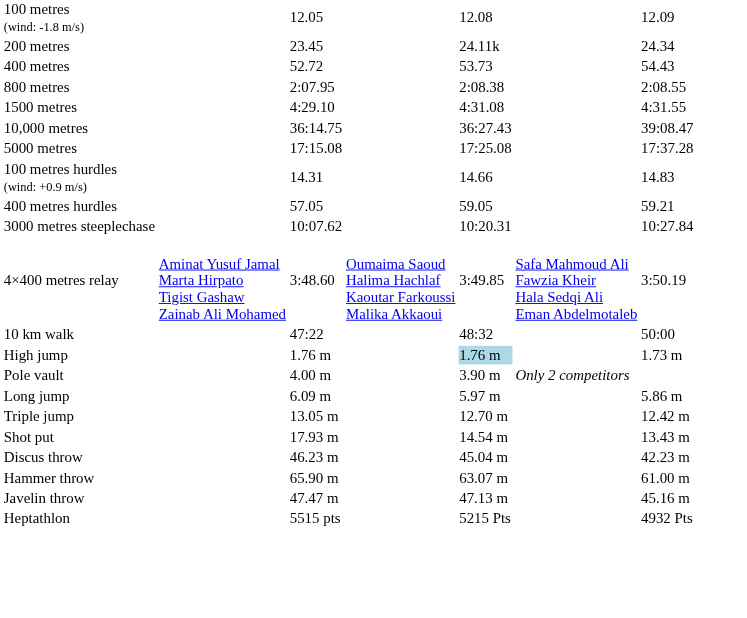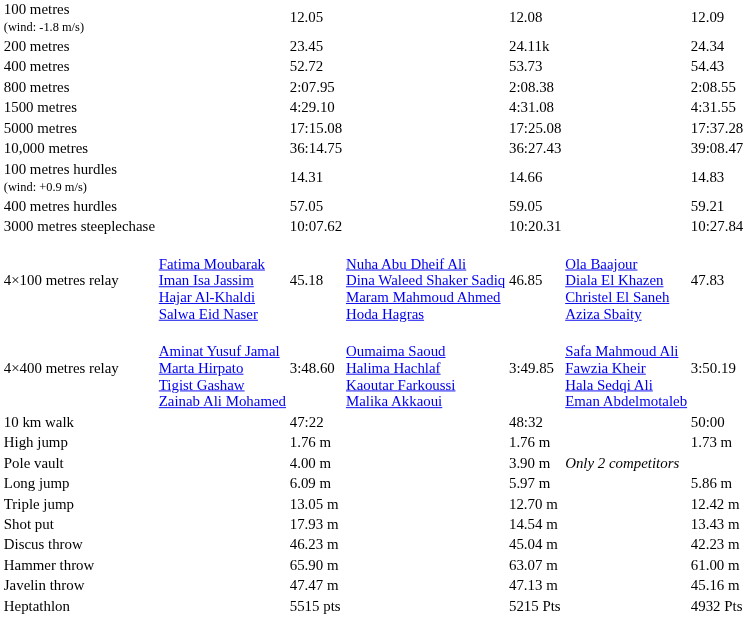rows swapped: (40, 148) <-> (46, 128)
+ row: (61, 280)
(480, 355) lightblue background -> (530, 442) no background
